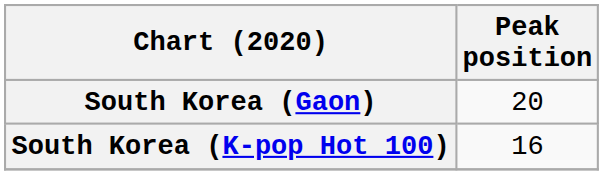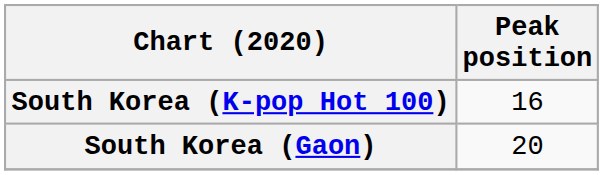rows swapped: (231, 102) <-> (231, 146)
